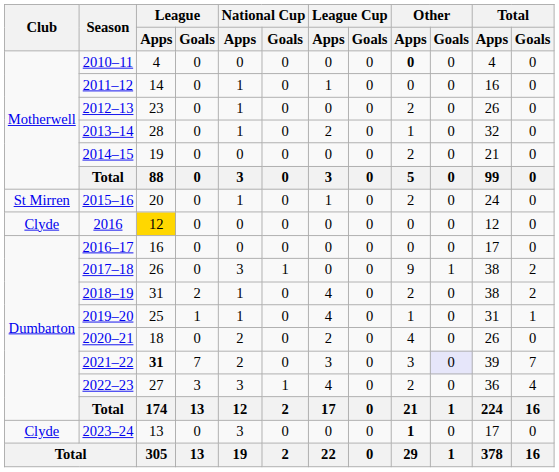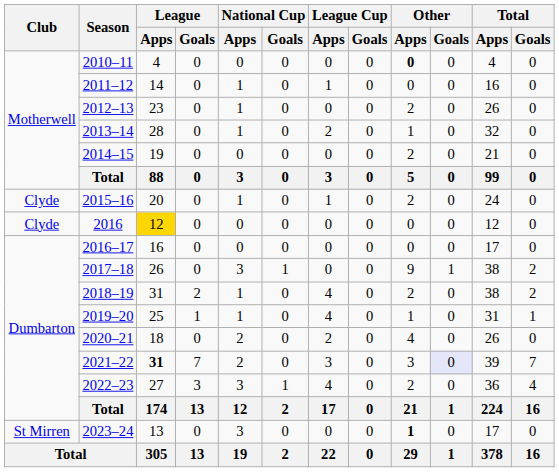(42, 200) St Mirren -> (42, 200) Clyde
(42, 431) Clyde -> (42, 431) St Mirren
